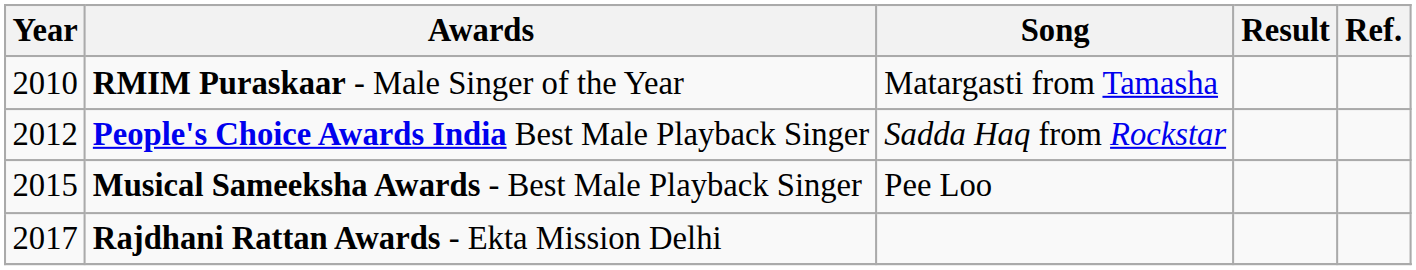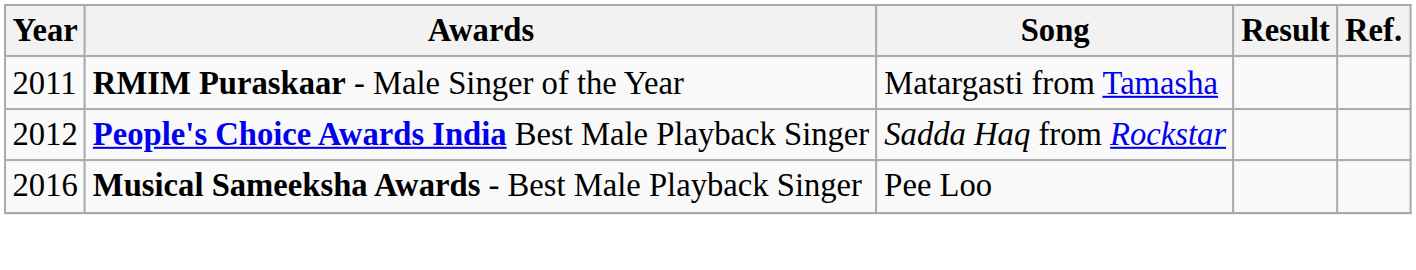(45, 82) 2010 -> (45, 82) 2011
(45, 185) 2015 -> (45, 185) 2016
- row: (407, 237)
